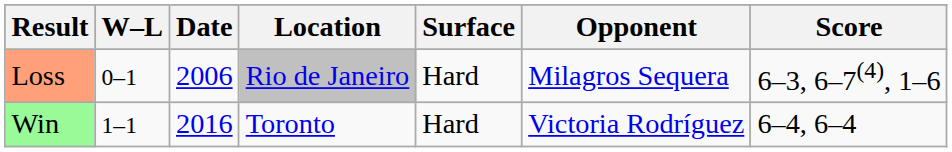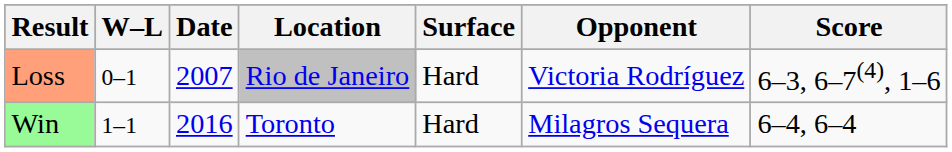(204, 75) 2006 -> (204, 75) 2007
(628, 75) Milagros Sequera -> (636, 75) Victoria Rodríguez
(636, 124) Victoria Rodríguez -> (628, 124) Milagros Sequera
